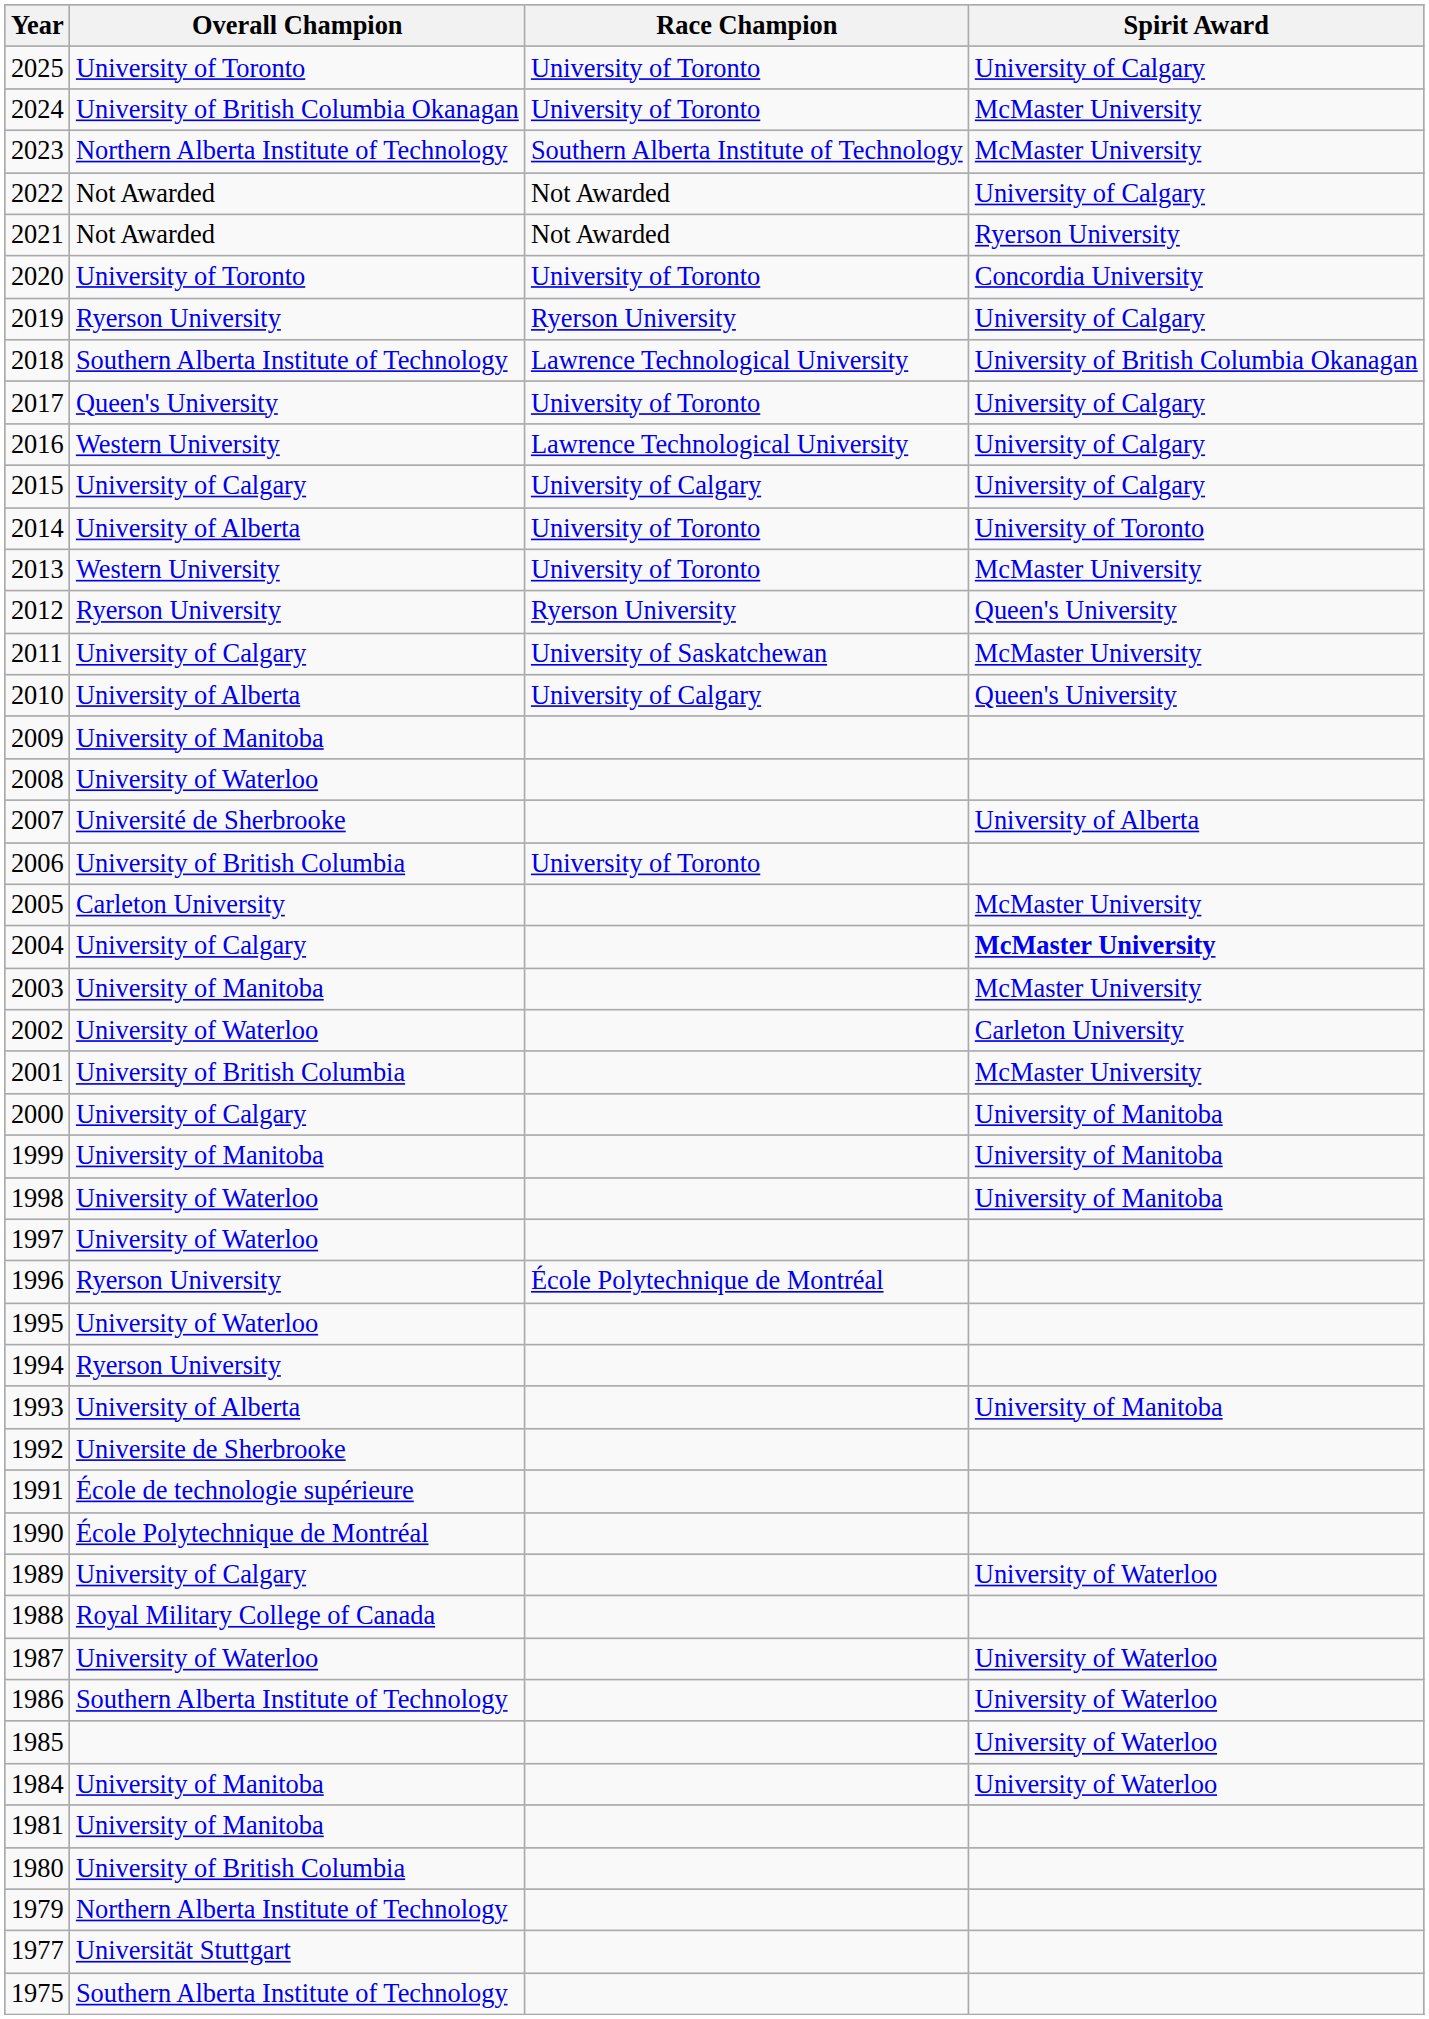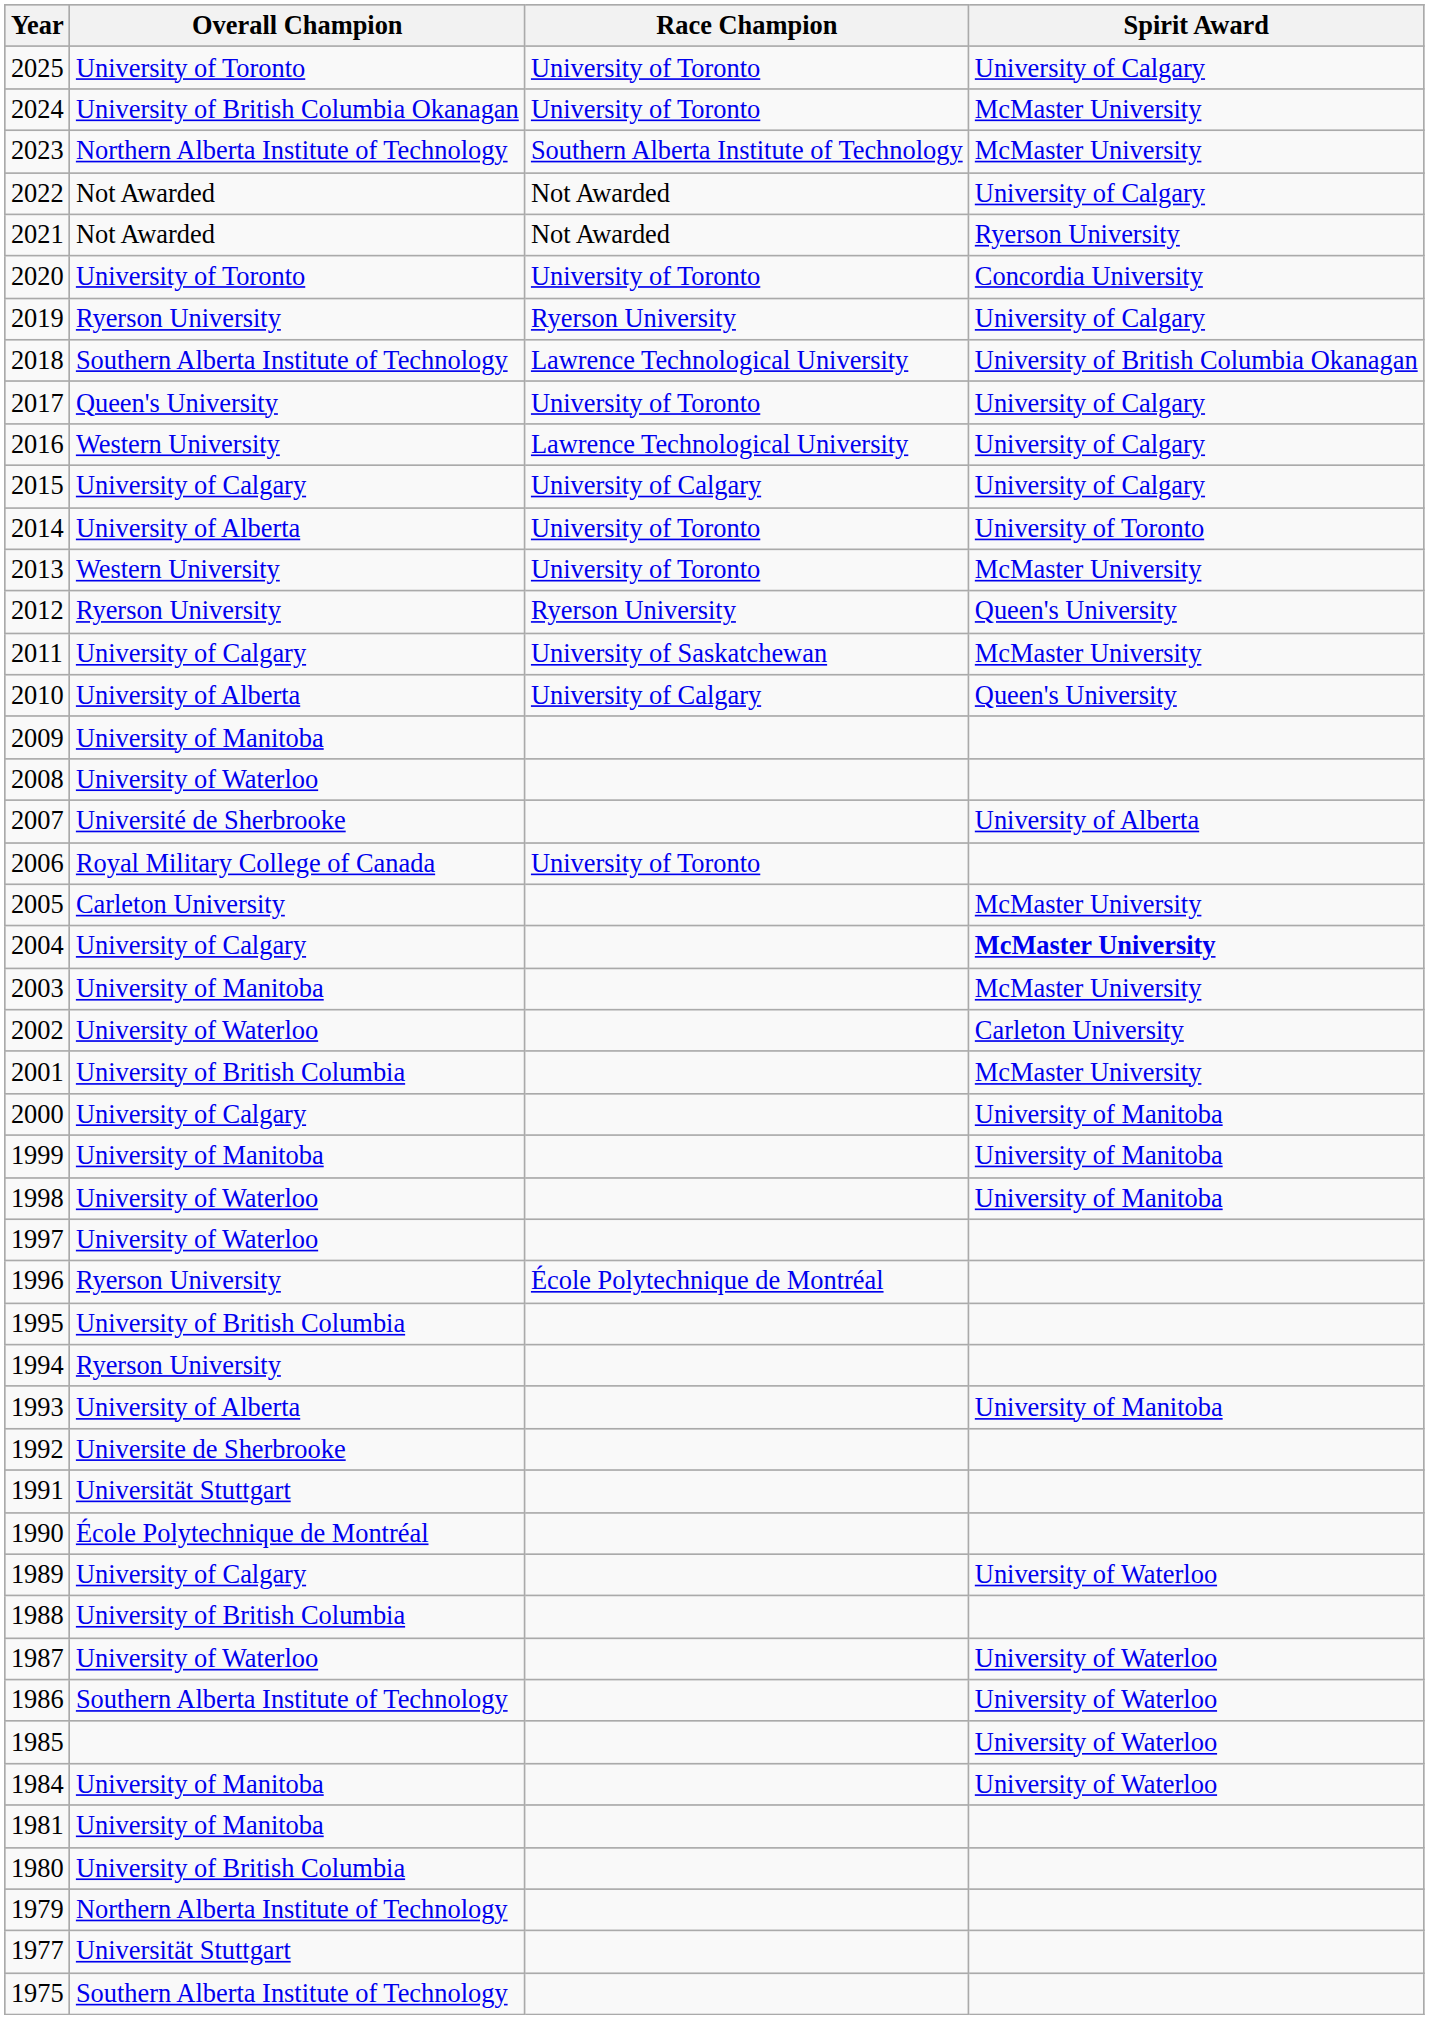(241, 862) University of British Columbia -> (256, 862) Royal Military College of Canada
(197, 1323) University of Waterloo -> (241, 1323) University of British Columbia
(245, 1490) École de technologie supérieure -> (183, 1490) Universität Stuttgart
(256, 1616) Royal Military College of Canada -> (241, 1616) University of British Columbia
